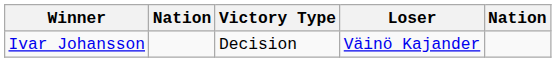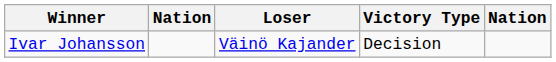columns swapped: (278, 18) <-> (412, 18)
